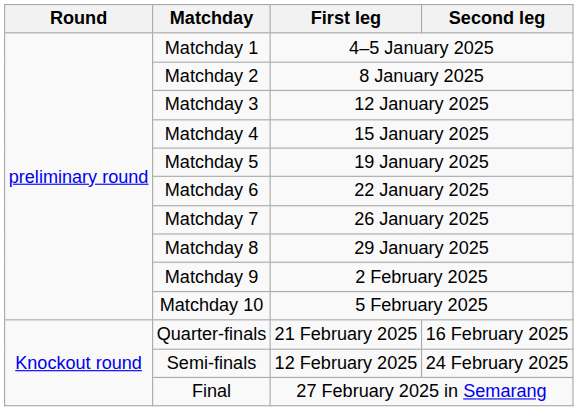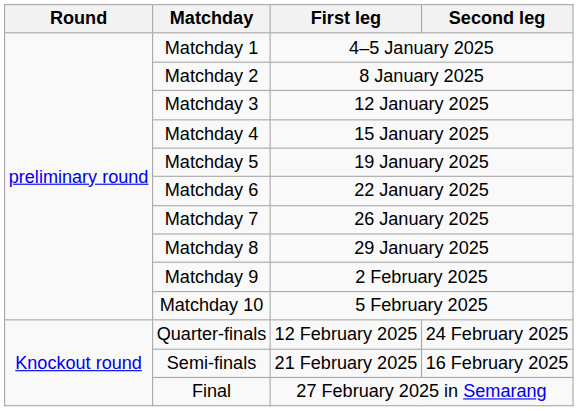(346, 334) 21 February 2025 -> (346, 334) 12 February 2025
(497, 334) 16 February 2025 -> (497, 334) 24 February 2025
(346, 362) 12 February 2025 -> (346, 362) 21 February 2025
(497, 362) 24 February 2025 -> (497, 362) 16 February 2025
